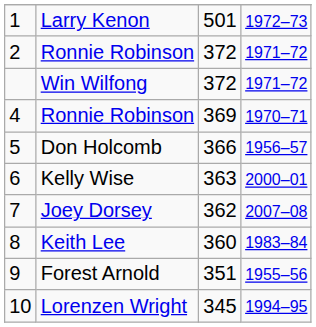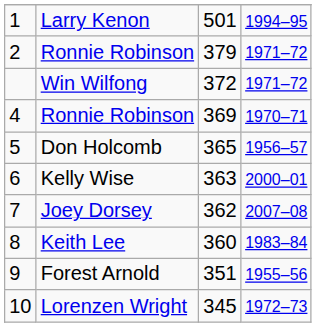(276, 20) 1972–73 -> (276, 20) 1994–95
(220, 52) 372 -> (220, 52) 379
(220, 147) 366 -> (220, 147) 365
(276, 306) 1994–95 -> (276, 306) 1972–73
